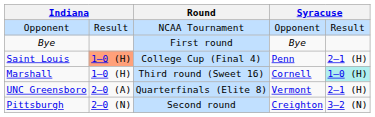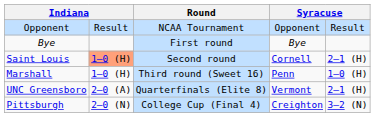(201, 58) College Cup (Final 4) -> (201, 58) Second round
(283, 58) Penn -> (292, 58) Cornell
(292, 74) Cornell -> (283, 74) Penn
(348, 74) paleturquoise background -> (348, 74) no background
(201, 105) Second round -> (201, 105) College Cup (Final 4)
